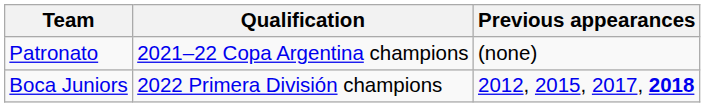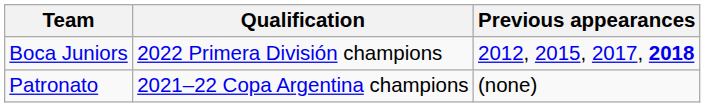rows swapped: (69, 85) <-> (54, 53)
